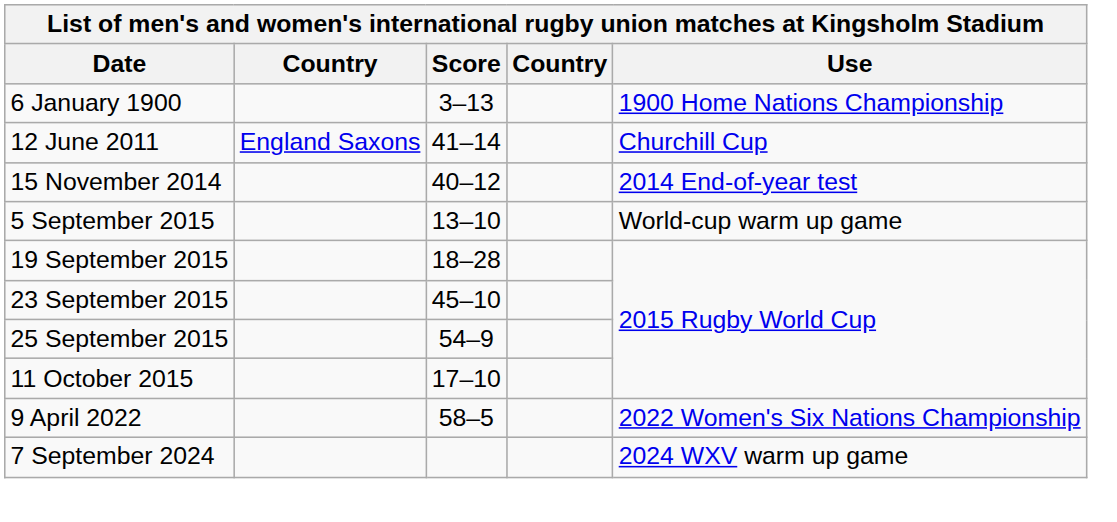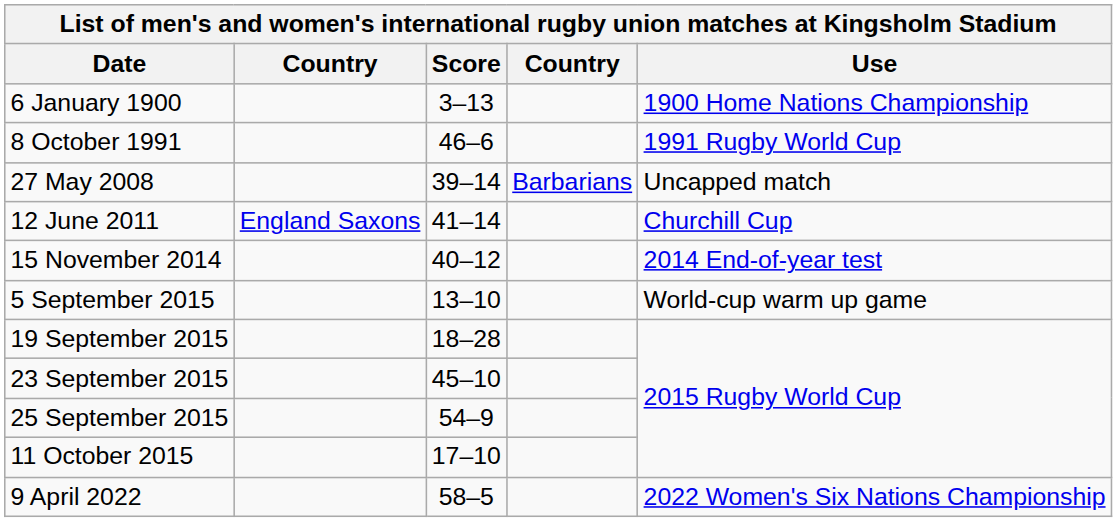+ row: (96, 142)
+ row: (82, 181)
- row: (113, 456)
